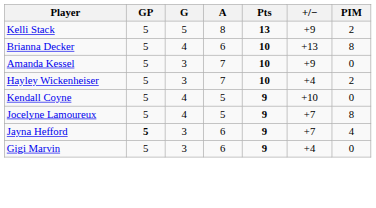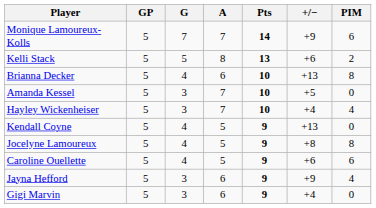+ row: (54, 36)
(310, 30) +9 -> (310, 59) +6
(310, 64) +9 -> (310, 93) +5
(351, 81) 2 -> (351, 110) 4
(310, 98) +10 -> (310, 127) +13
(310, 115) +7 -> (310, 144) +8
+ row: (46, 161)
(146, 132) bold -> (146, 178) normal
(310, 132) +7 -> (310, 178) +9
